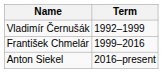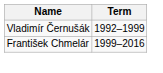- row: (35, 60)
